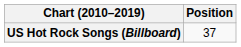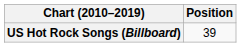(210, 32) 37 -> (210, 32) 39
